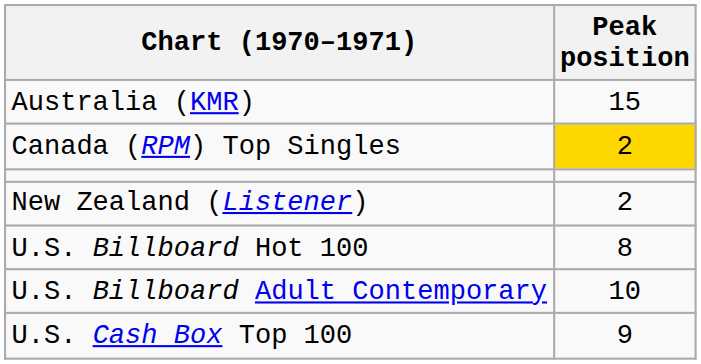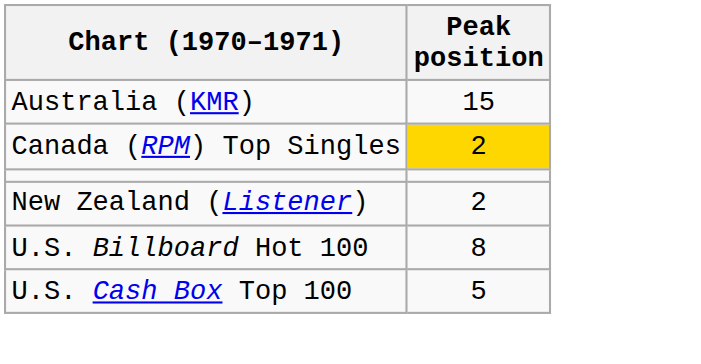- row: (279, 291)
(625, 336) 9 -> (479, 291) 5
